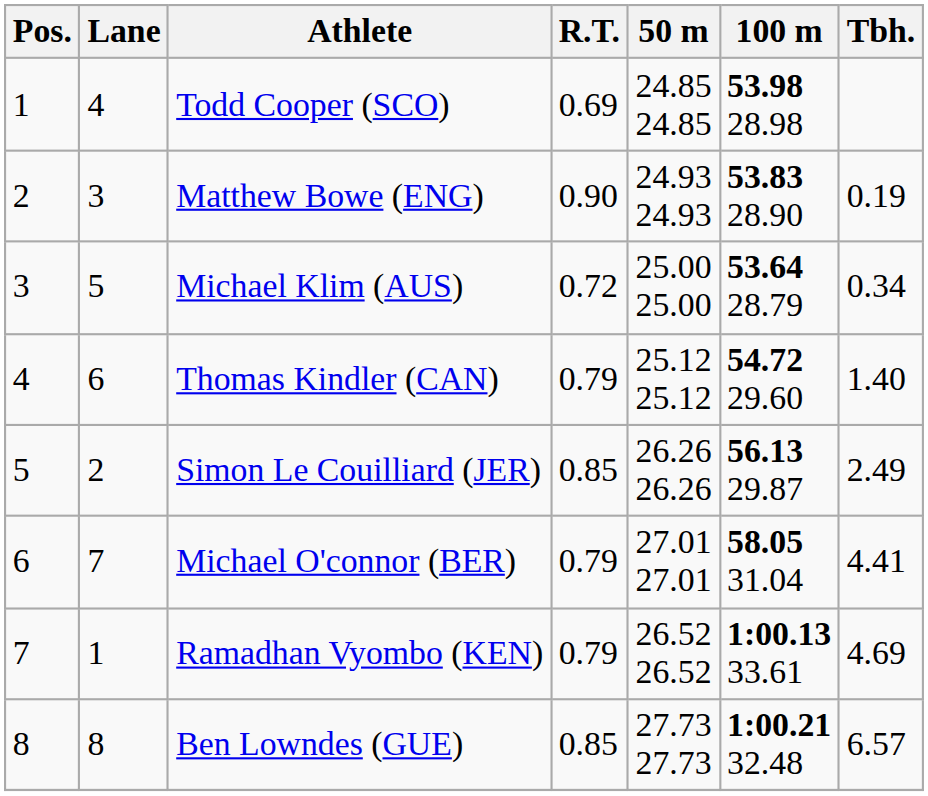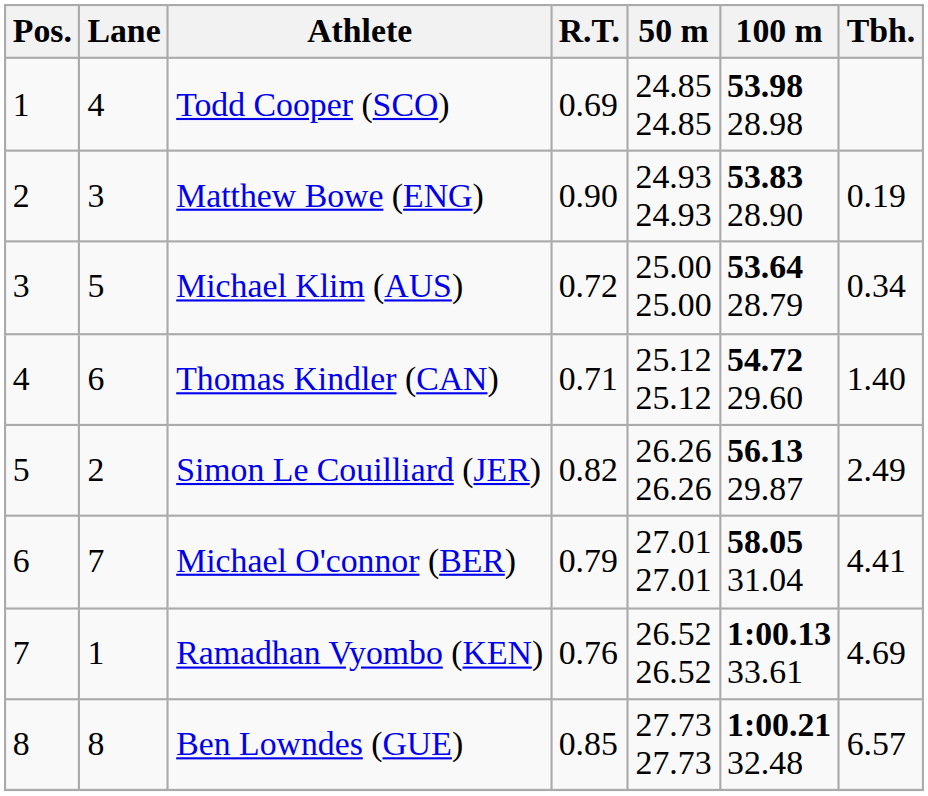(588, 378) 0.79 -> (588, 378) 0.71
(588, 469) 0.85 -> (588, 469) 0.82
(588, 652) 0.79 -> (588, 652) 0.76
